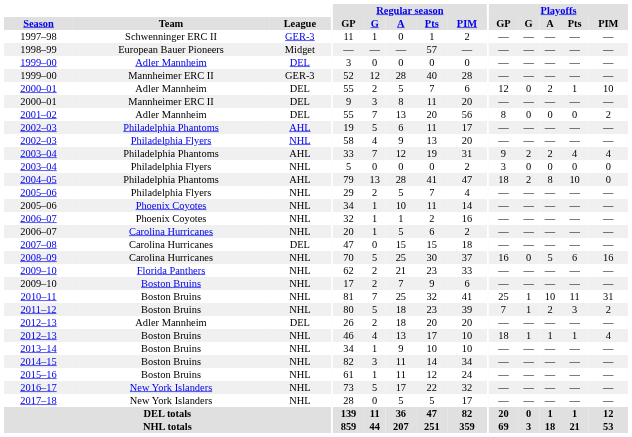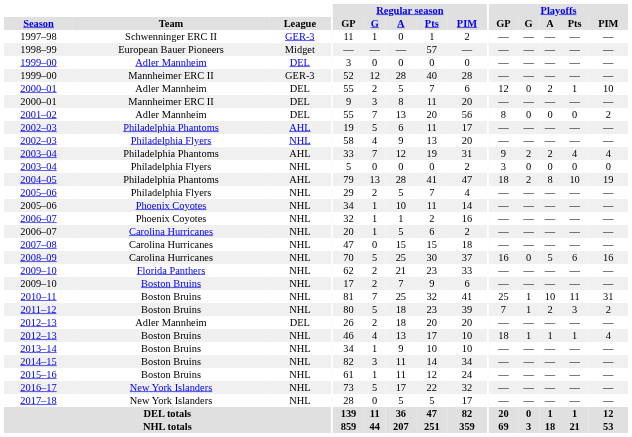(608, 179) 0 -> (608, 179) 19
(300, 244) DEL -> (300, 244) NHL
